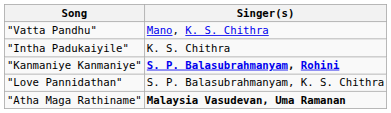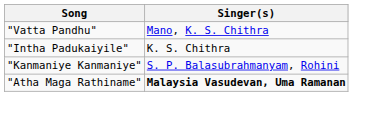(243, 65) bold -> (243, 65) normal
- row: (65, 83)
